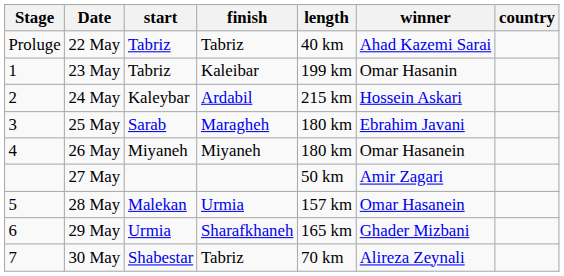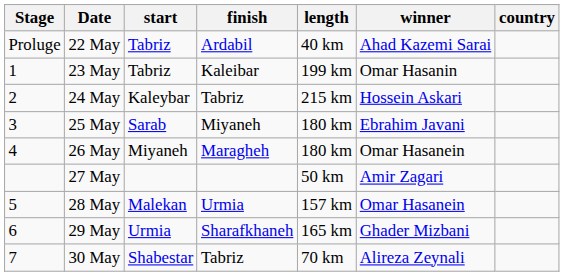(222, 44) Tabriz -> (227, 44) Ardabil
(227, 97) Ardabil -> (222, 97) Tabriz
(235, 124) Maragheh -> (231, 124) Miyaneh
(231, 151) Miyaneh -> (235, 151) Maragheh
